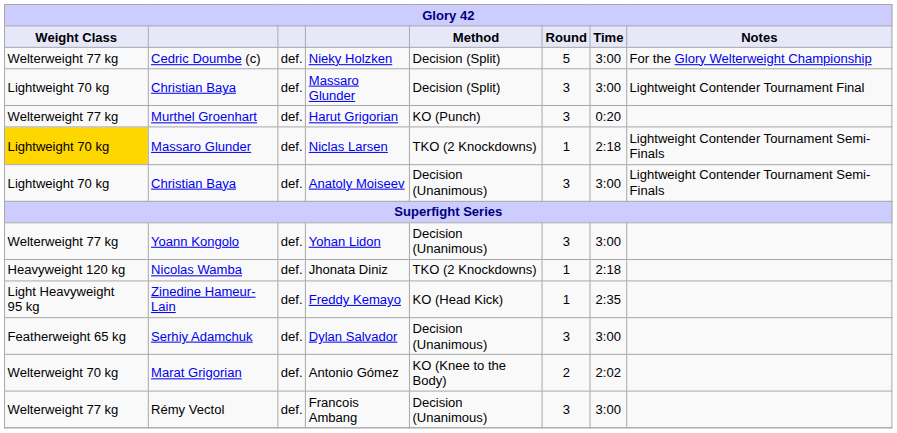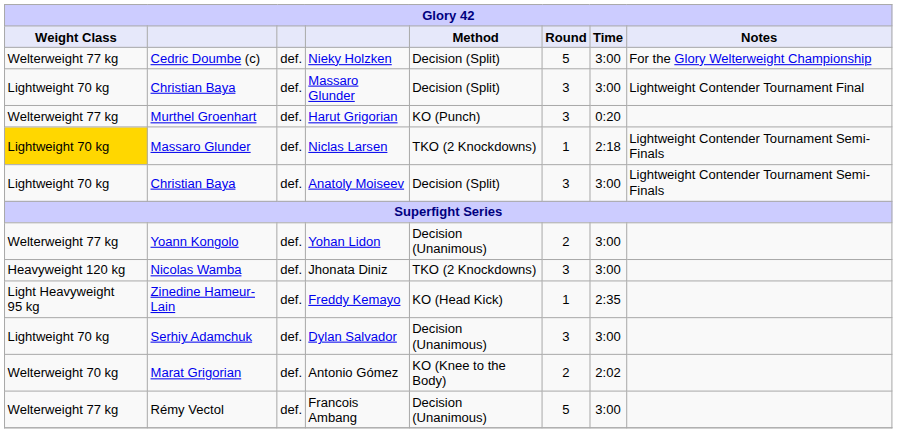(450, 182) Decision (Unanimous) -> (456, 182) Decision (Split)
(566, 241) 3 -> (566, 241) 2
(566, 270) 1 -> (566, 270) 3
(608, 270) 2:18 -> (608, 270) 3:00
(67, 336) Featherweight 65 kg -> (58, 336) Lightweight 70 kg
(566, 410) 3 -> (566, 410) 5
